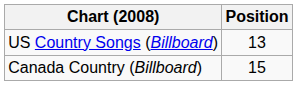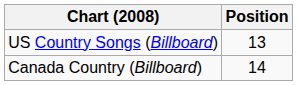(257, 67) 15 -> (257, 67) 14
